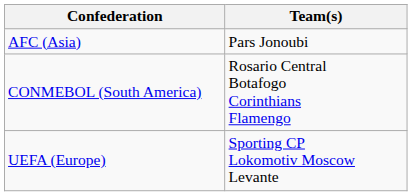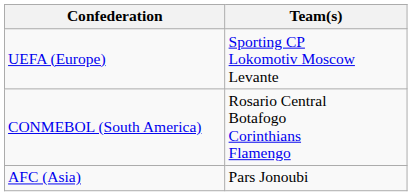rows swapped: (44, 41) <-> (57, 160)
